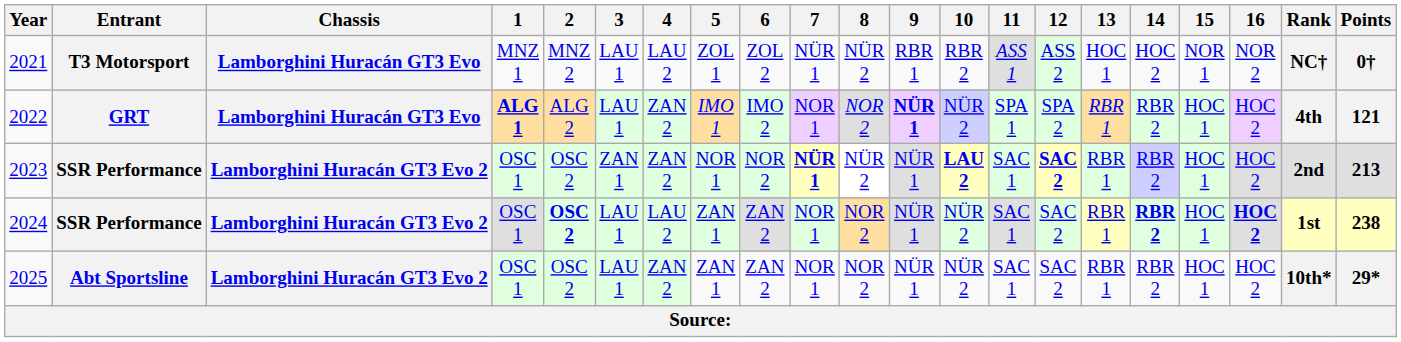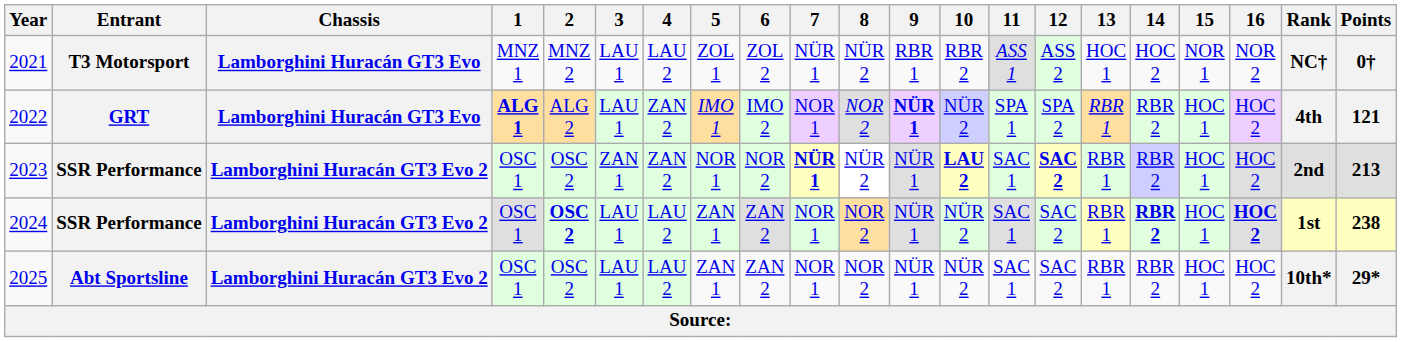(667, 277) ZAN 2 -> (667, 277) LAU 2
